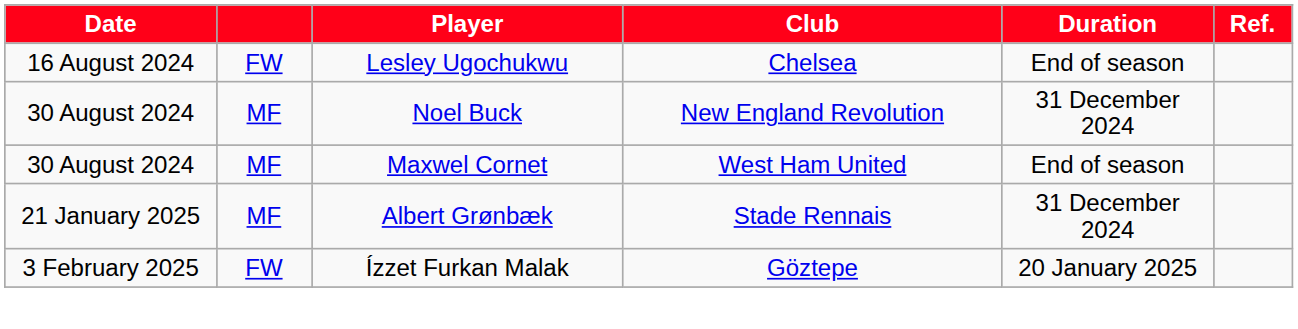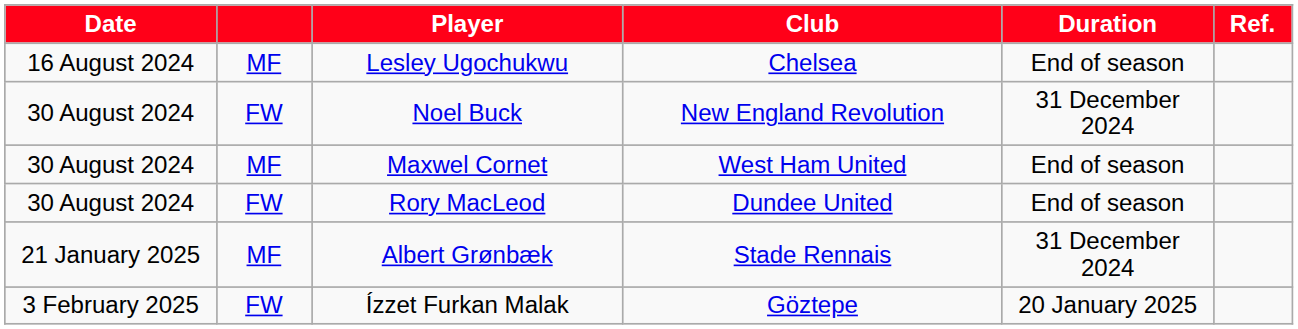(264, 62) FW -> (264, 62) MF
(264, 114) MF -> (264, 114) FW
+ row: (467, 203)
